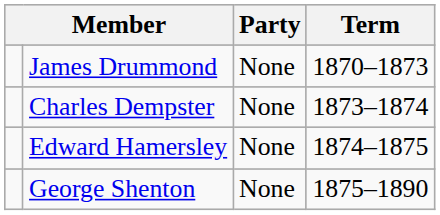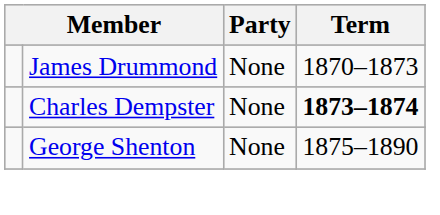(370, 106) normal -> (360, 106) bold
- row: (128, 147)
